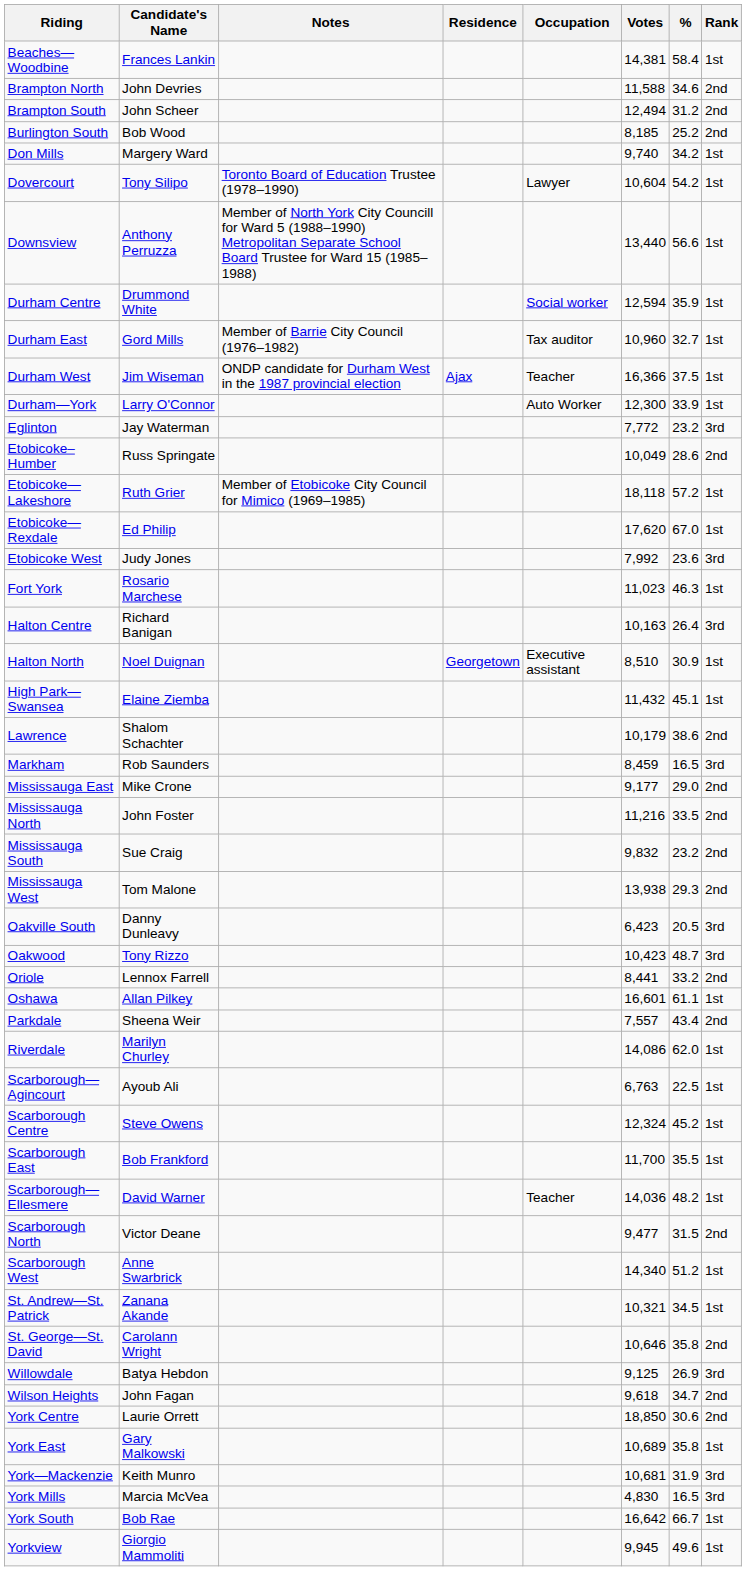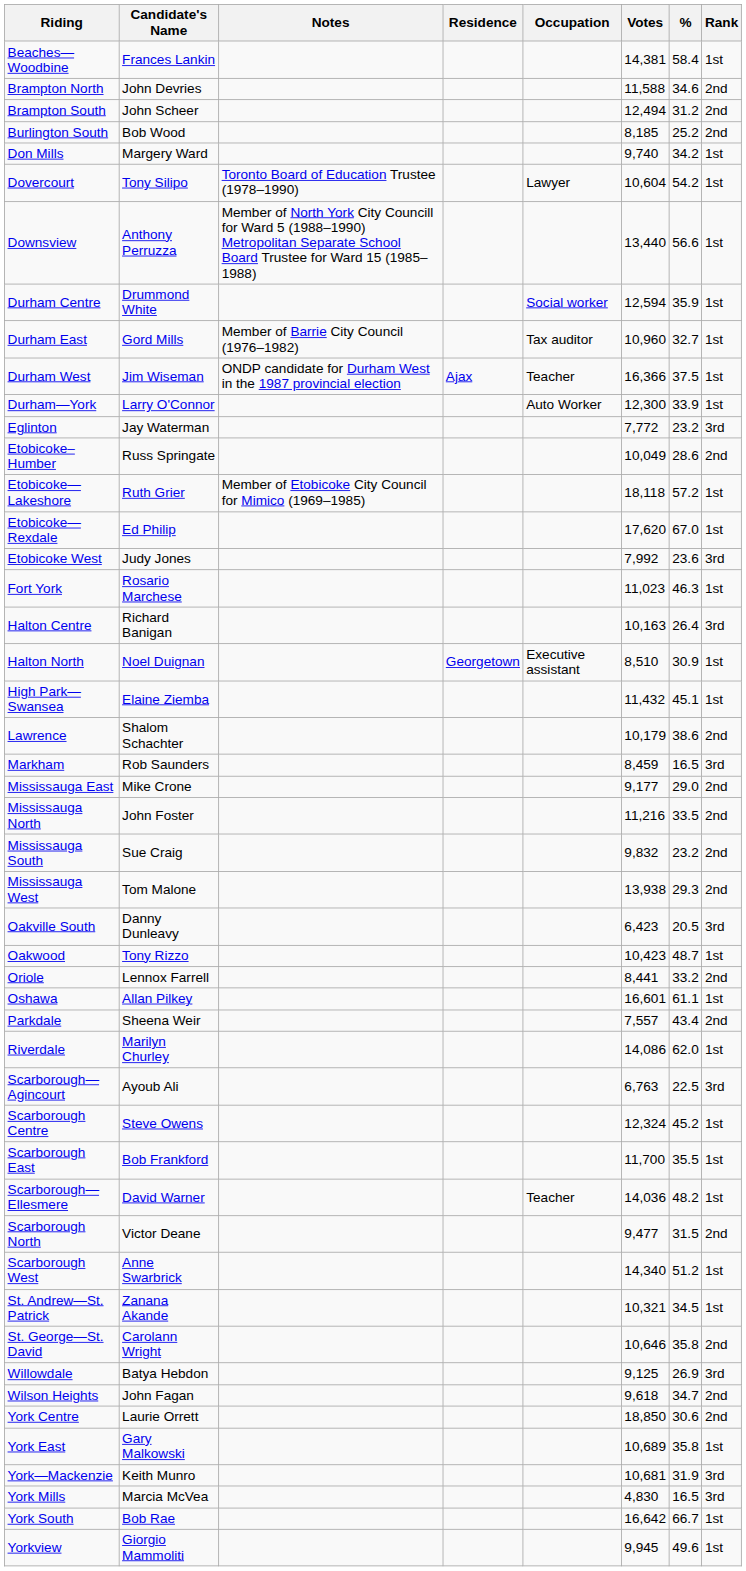(715, 955) 3rd -> (714, 955) 1st
(714, 1086) 1st -> (715, 1086) 3rd
